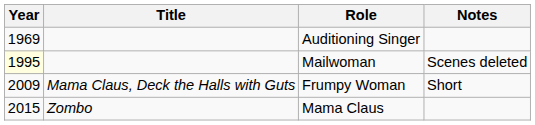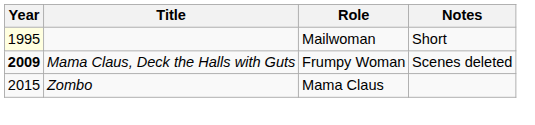- row: (361, 39)
(477, 62) Scenes deleted -> (429, 39) Short
(24, 85) normal -> (24, 62) bold
(444, 85) Short -> (462, 62) Scenes deleted
